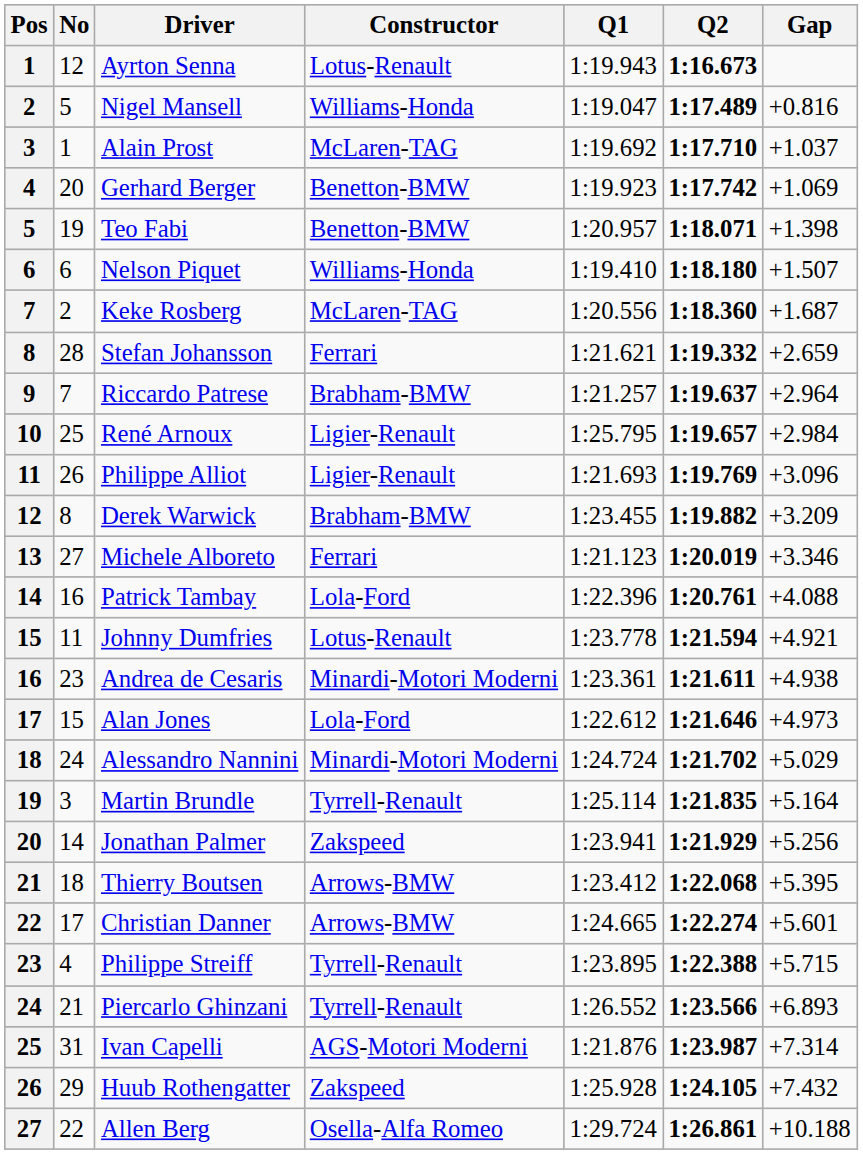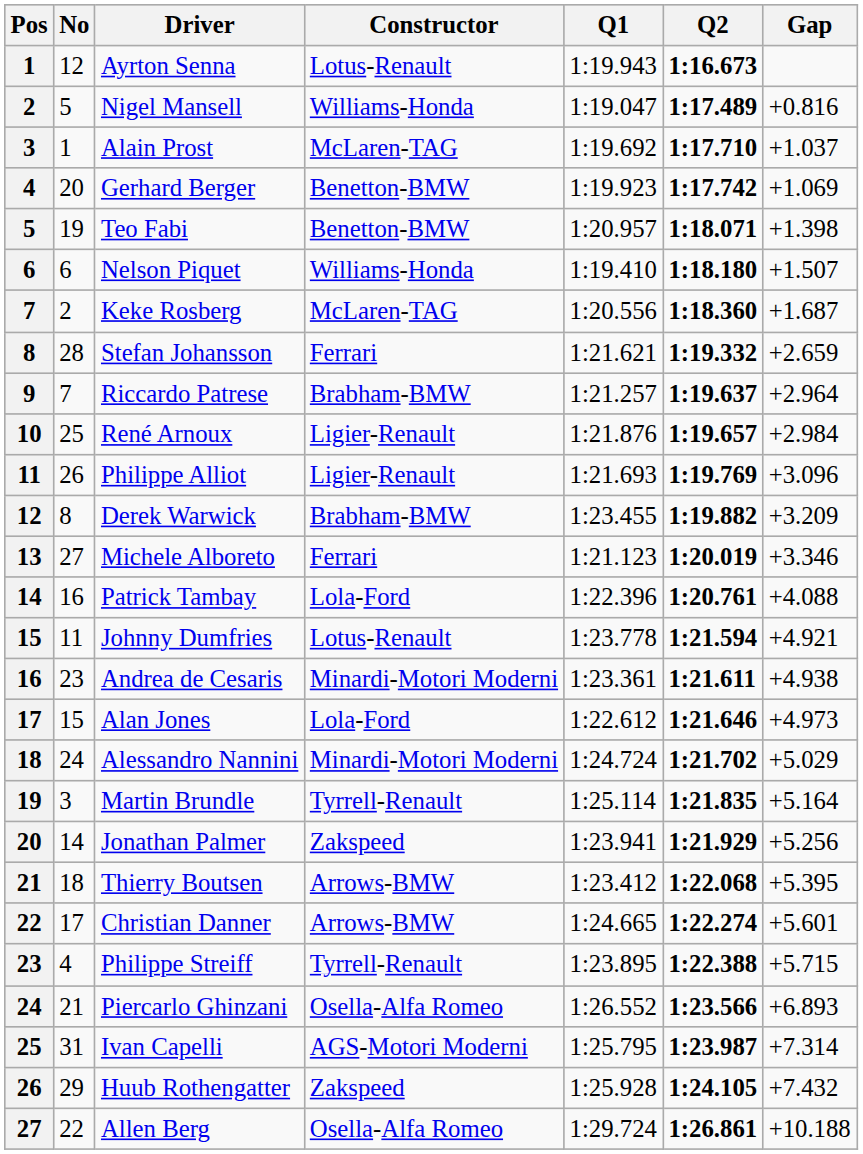(613, 433) 1:25.795 -> (613, 433) 1:21.876
(386, 1005) Tyrrell-Renault -> (406, 1005) Osella-Alfa Romeo
(613, 1046) 1:21.876 -> (613, 1046) 1:25.795
